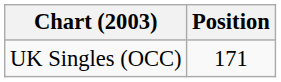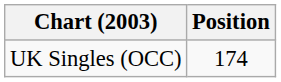(231, 58) 171 -> (231, 58) 174
